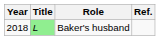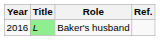(17, 27) 2018 -> (17, 27) 2016
